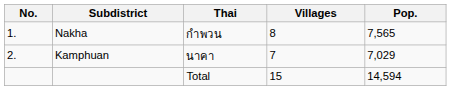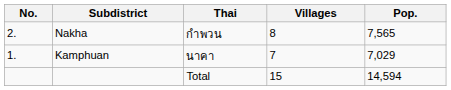(12, 33) 1. -> (12, 33) 2.
(12, 56) 2. -> (12, 56) 1.
